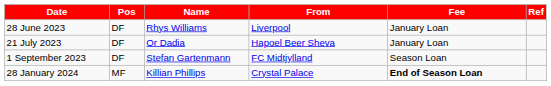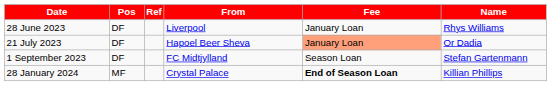columns swapped: (197, 12) <-> (536, 12)
(419, 43) no background -> (334, 43) lightsalmon background
